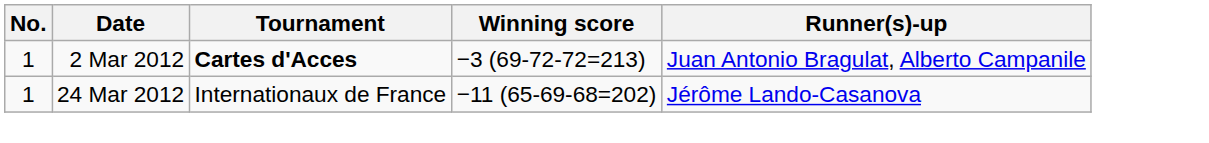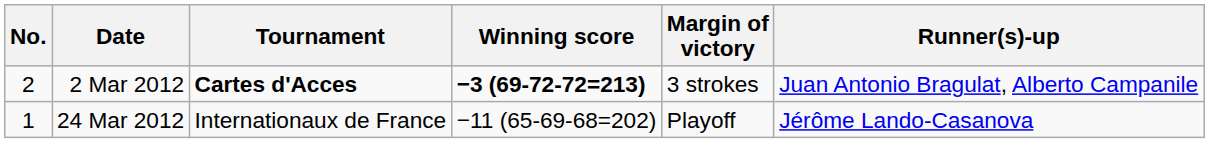+ column: (718, 36)
(28, 59) 1 -> (28, 84) 2
(551, 59) normal -> (551, 84) bold
